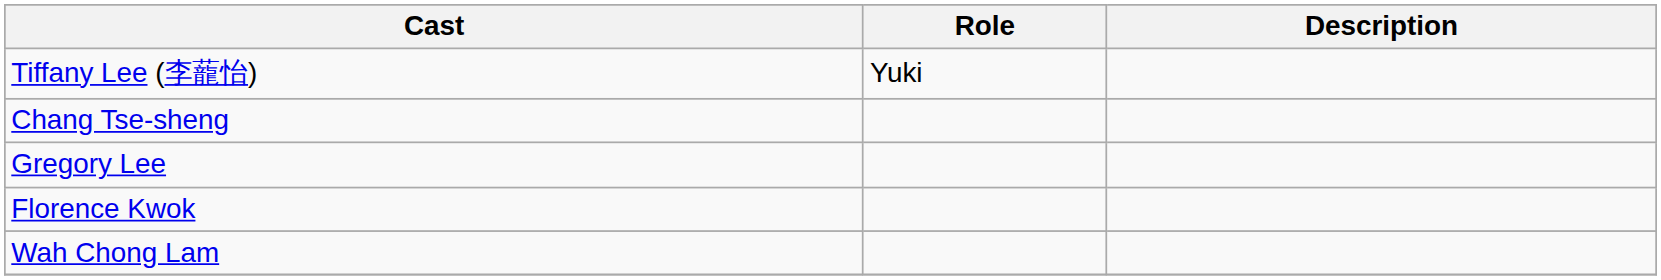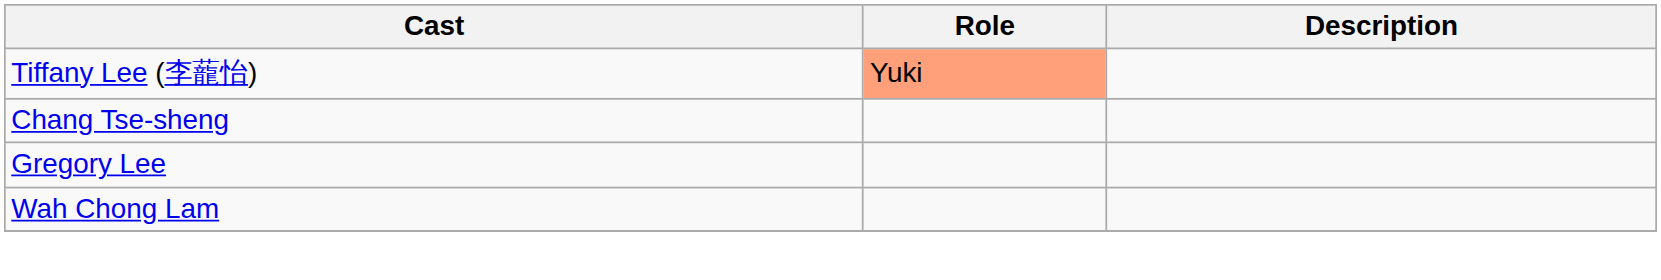(896, 73) no background -> (896, 73) lightsalmon background
- row: (103, 208)
